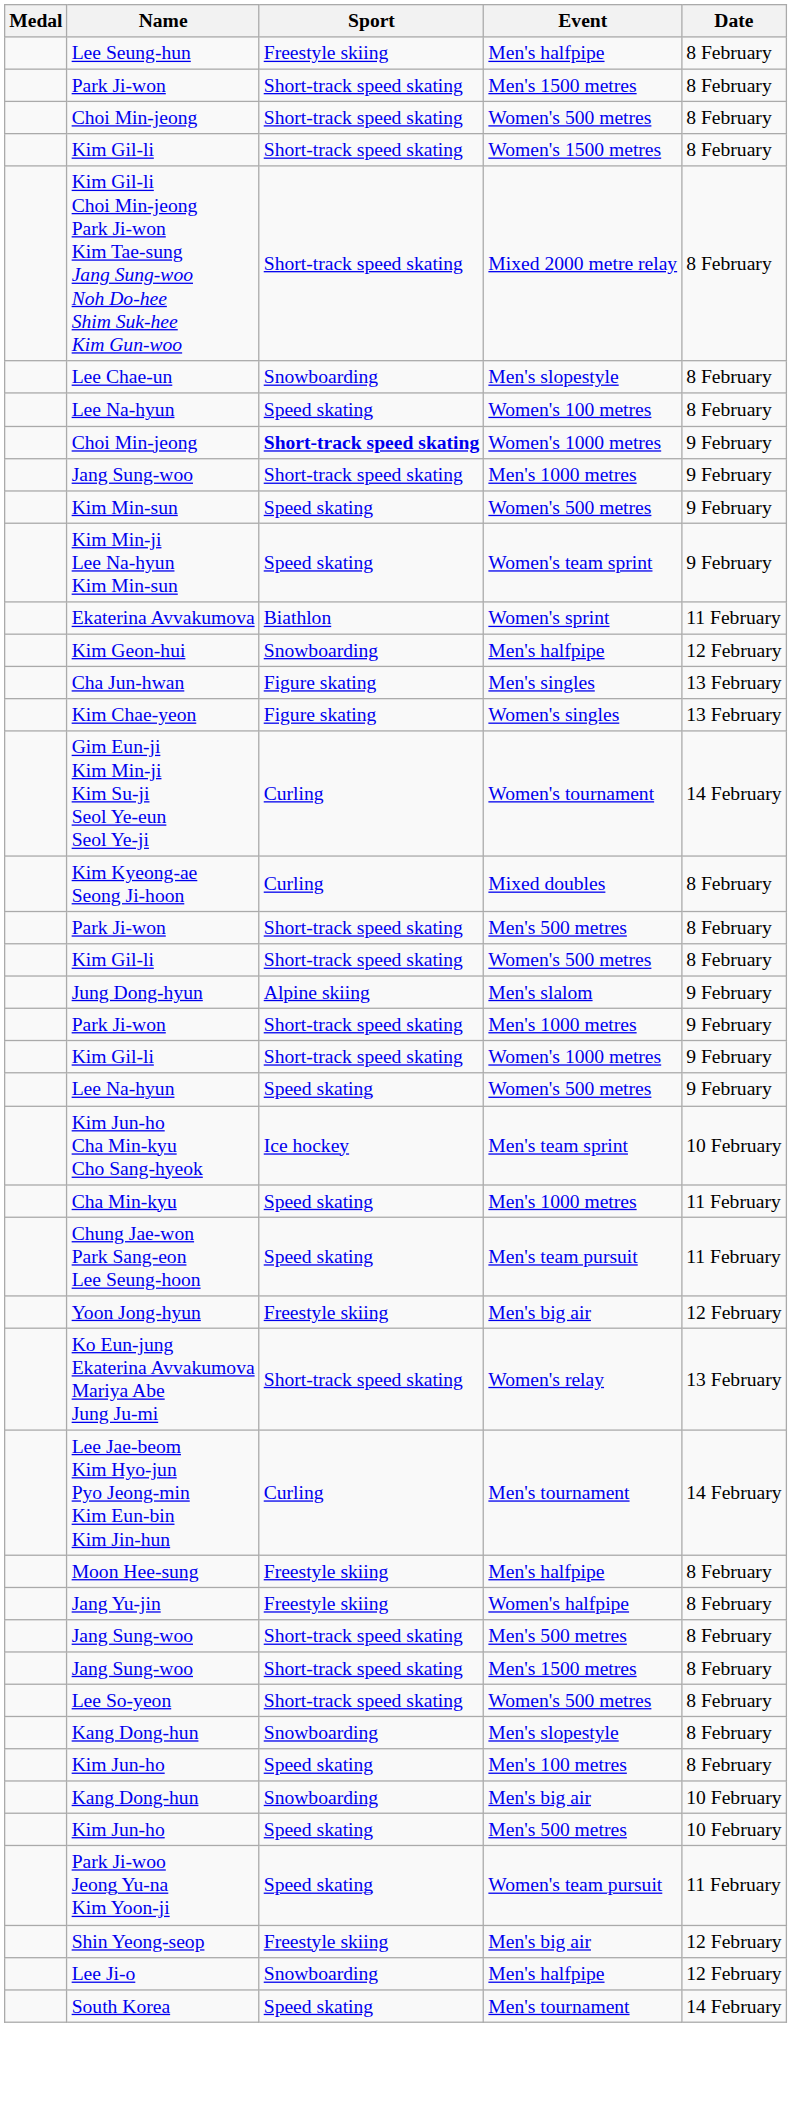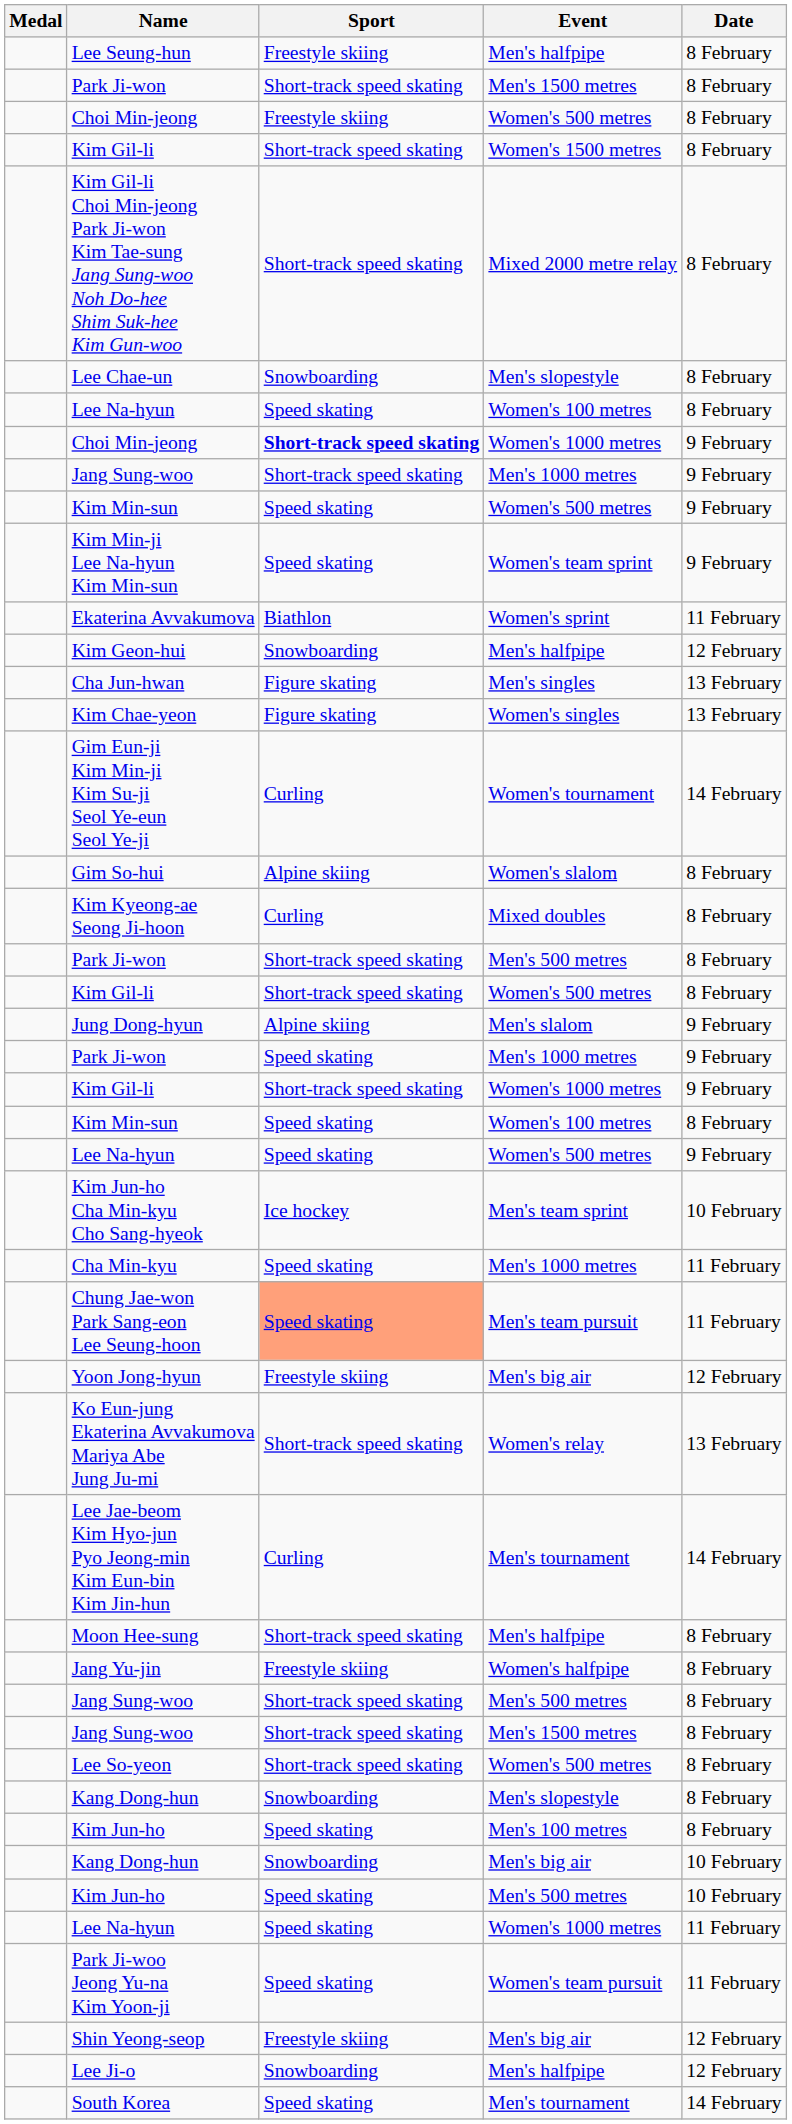(363, 117) Short-track speed skating -> (326, 117) Freestyle skiing
+ row: (118, 872)
(363, 1024) Short-track speed skating -> (318, 1057) Speed skating
+ row: (125, 1121)
(318, 1256) no background -> (318, 1320) lightsalmon background
(326, 1571) Freestyle skiing -> (363, 1635) Short-track speed skating
+ row: (123, 1926)
